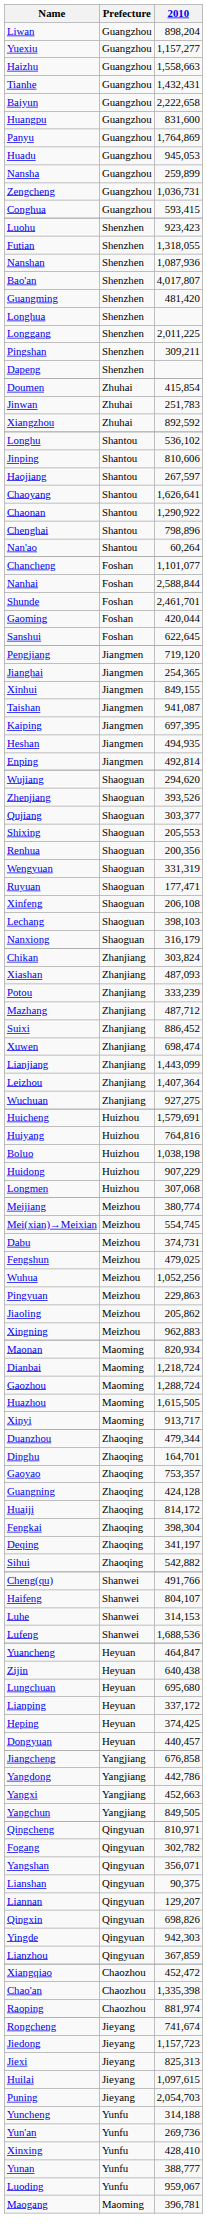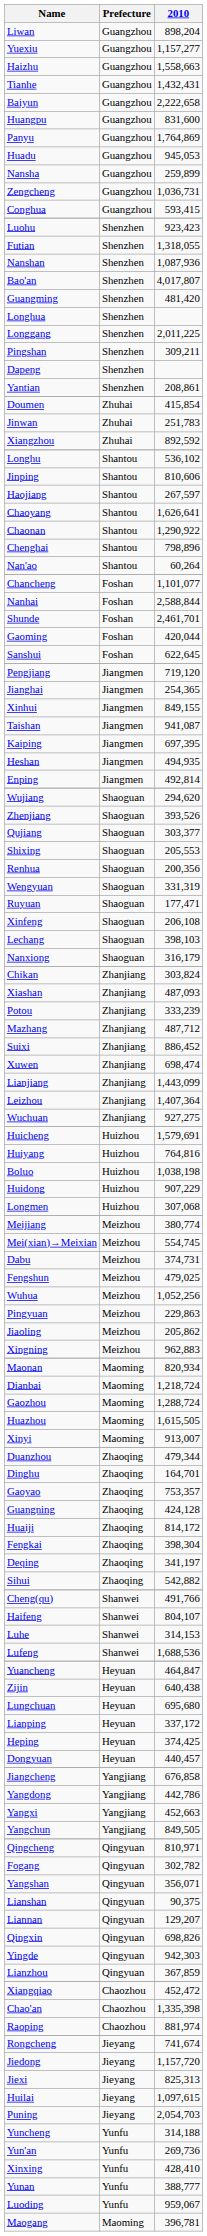+ row: (23, 387)
(182, 1420) 913,717 -> (182, 1438) 913,007
(178, 2044) 1,157,723 -> (178, 2062) 1,157,720
